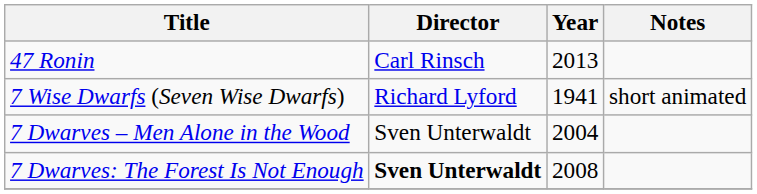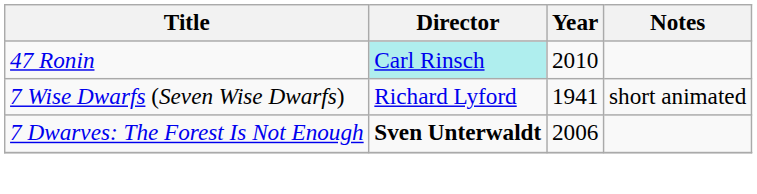(429, 59) no background -> (429, 59) paleturquoise background
(575, 59) 2013 -> (575, 59) 2010
- row: (180, 133)
(575, 170) 2008 -> (575, 133) 2006
